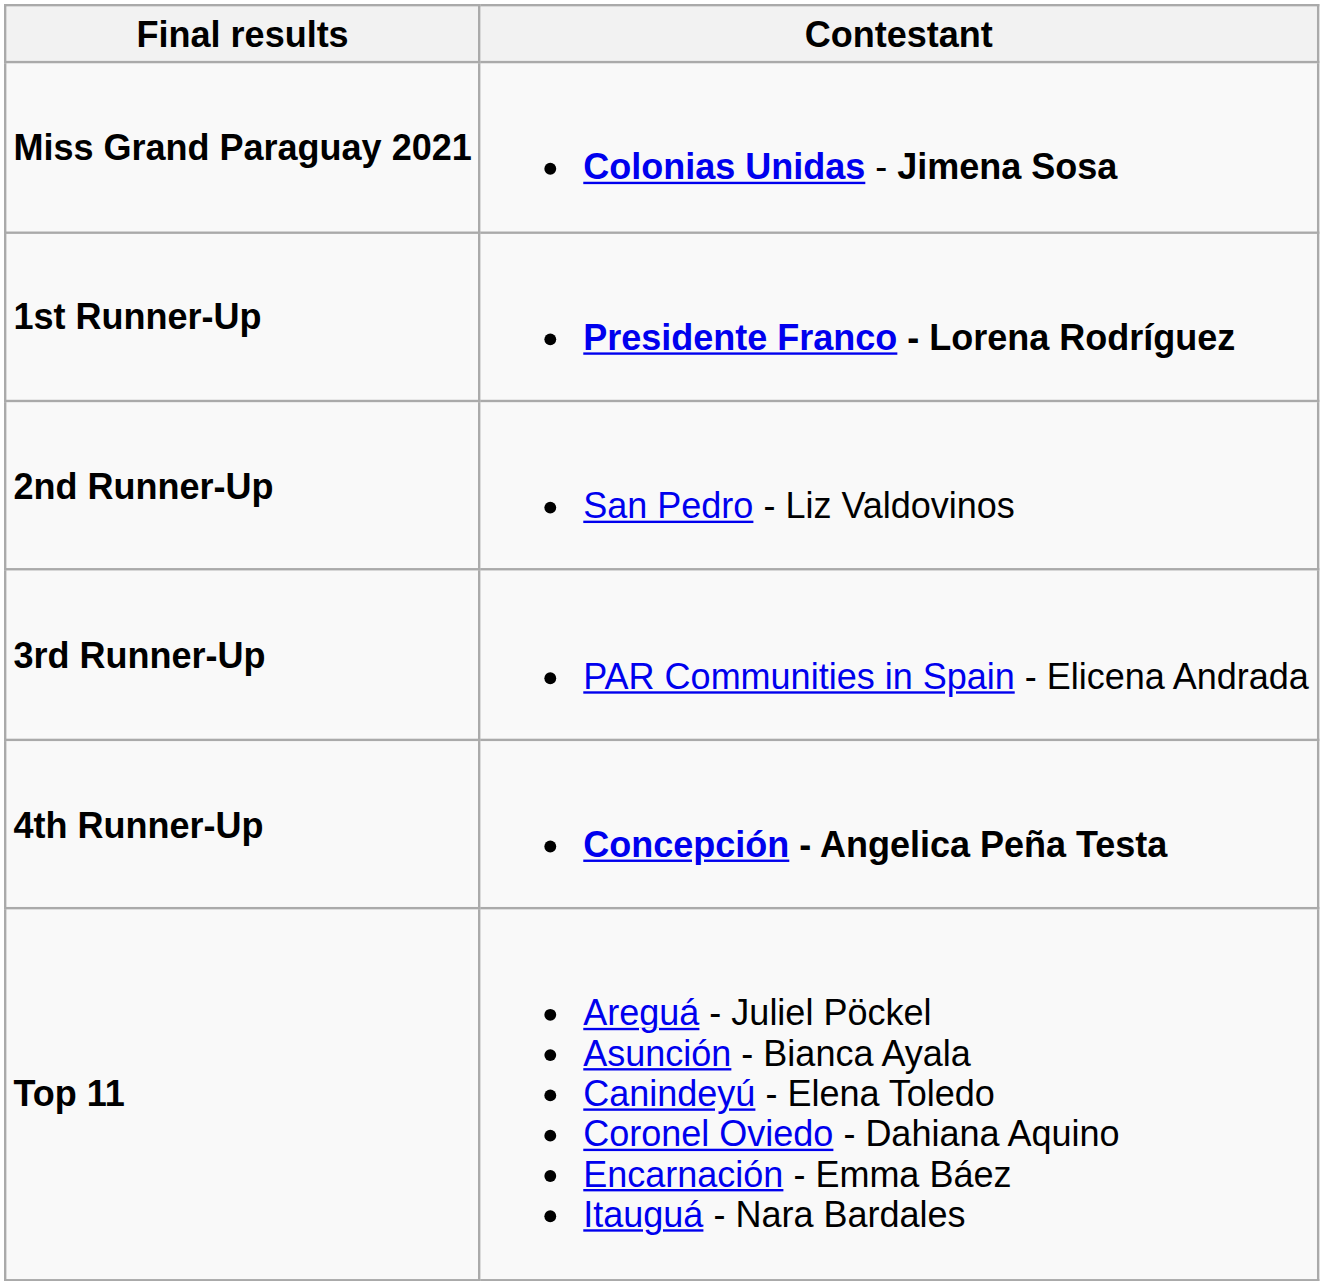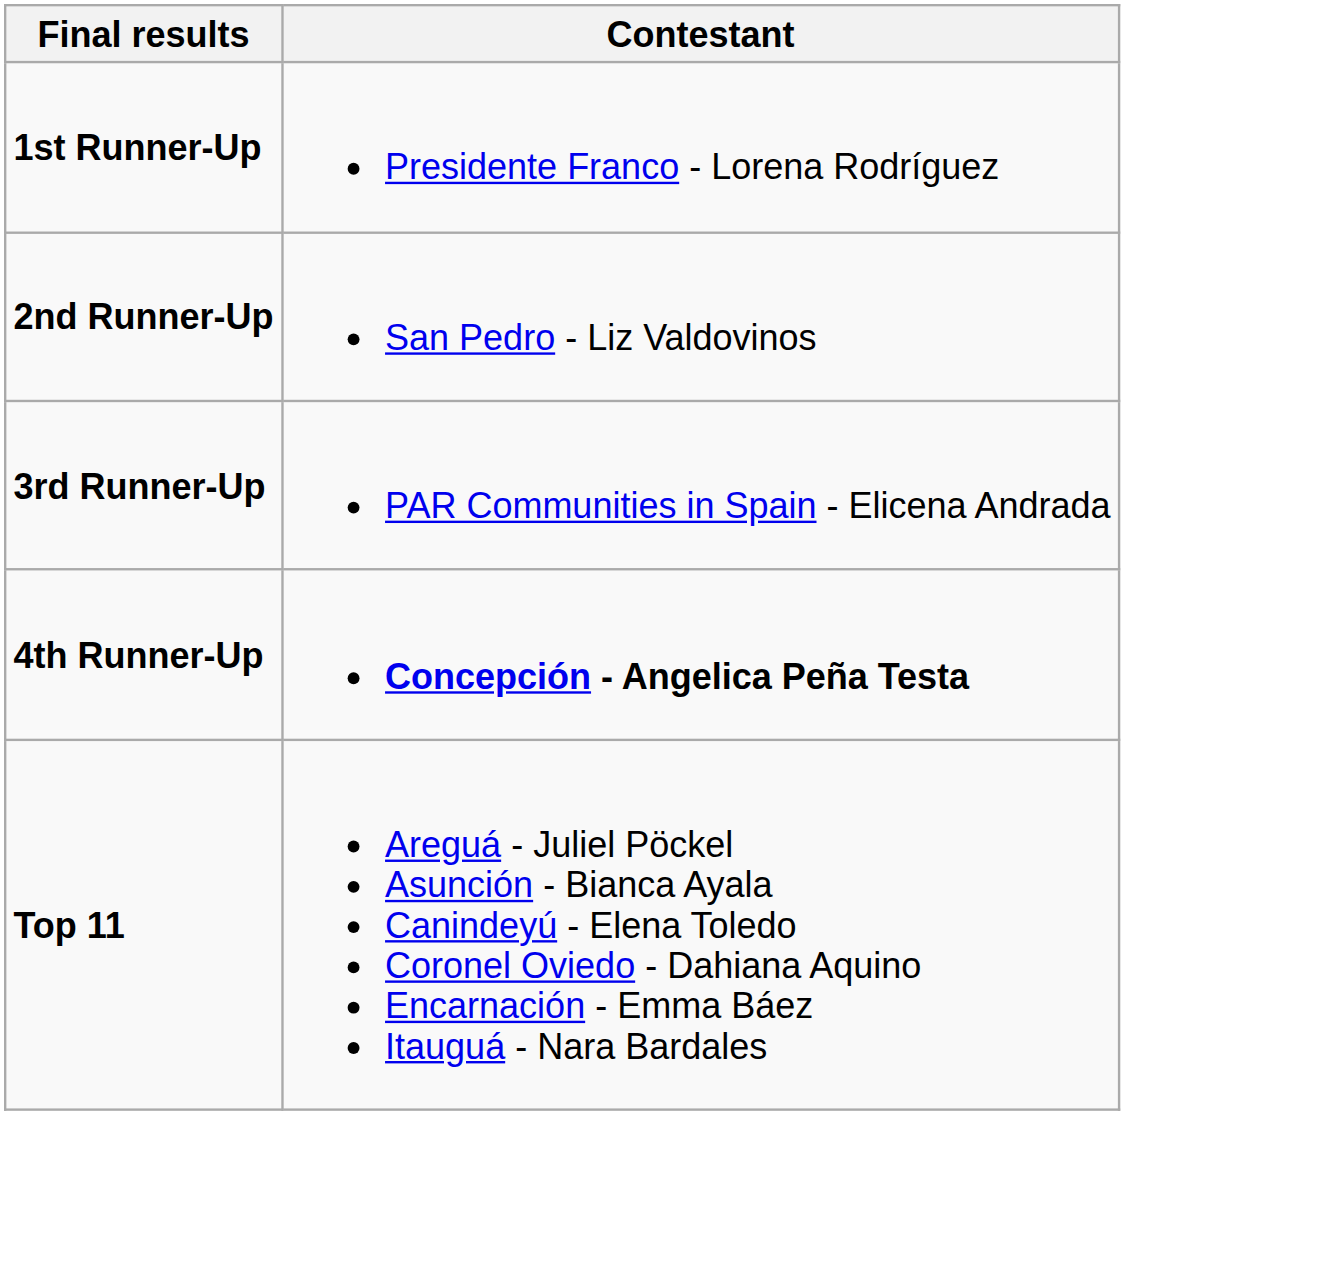- row: (243, 147)
(899, 337) bold -> (700, 167) normal
